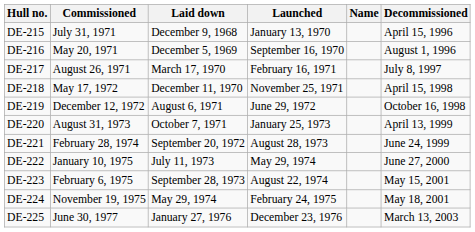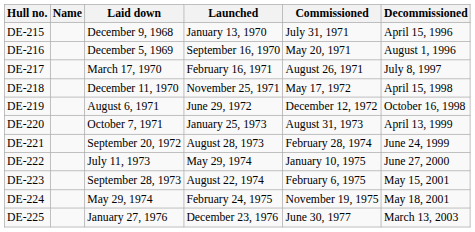columns swapped: (364, 13) <-> (99, 13)
